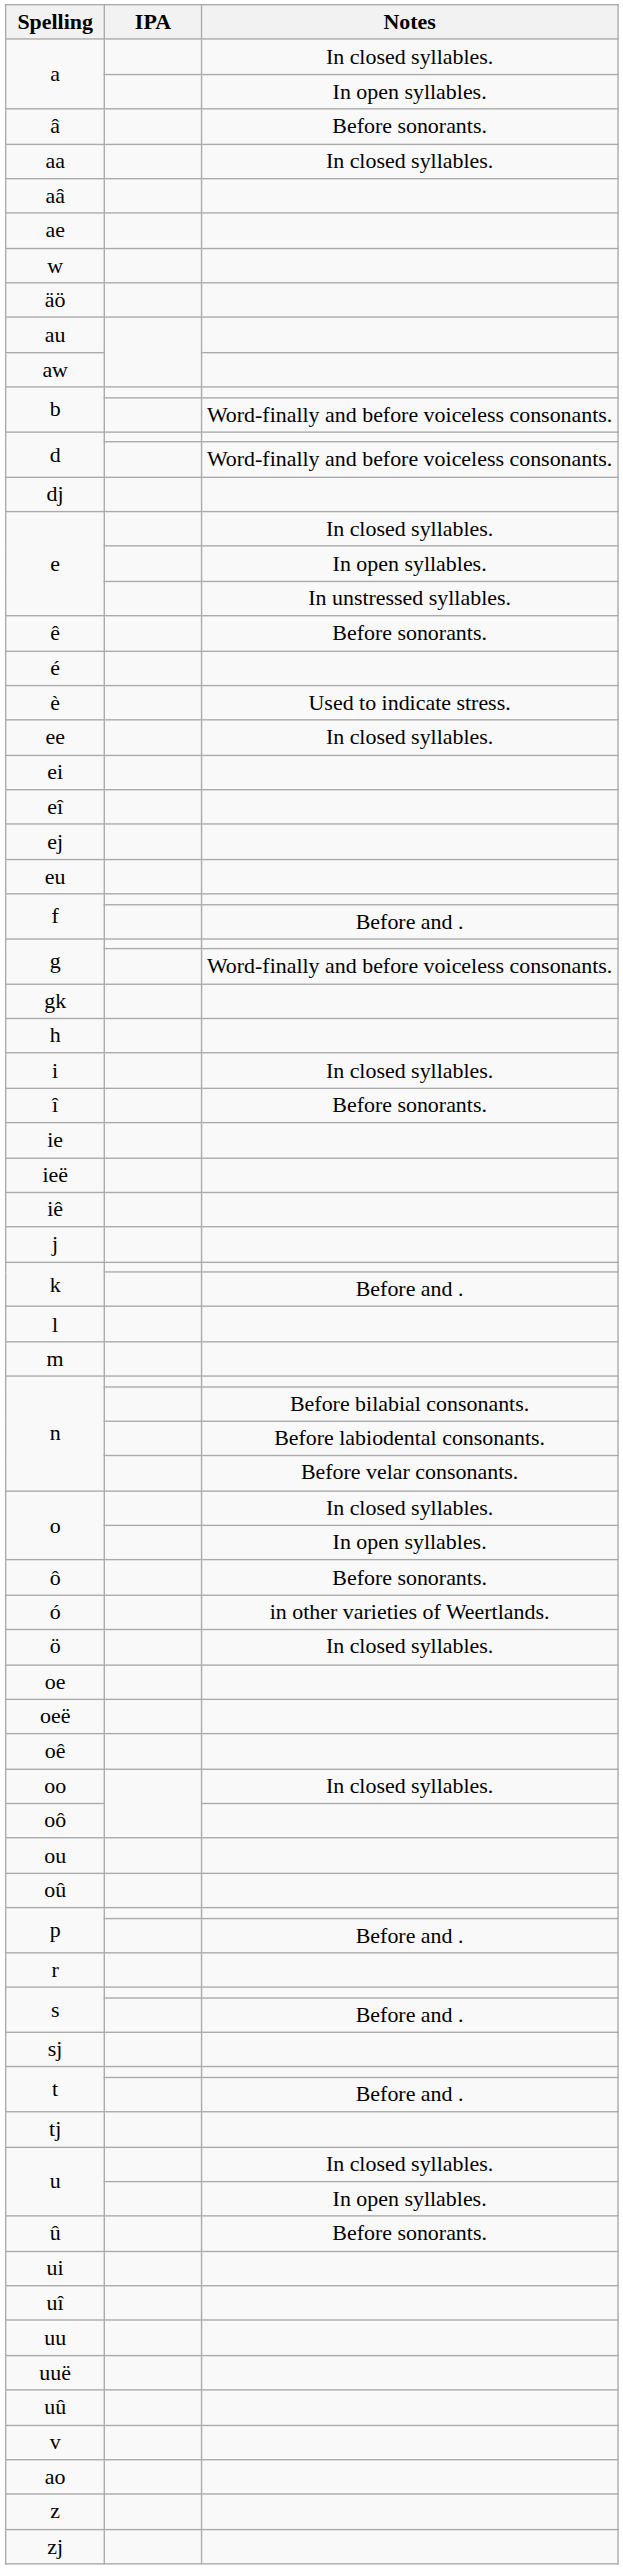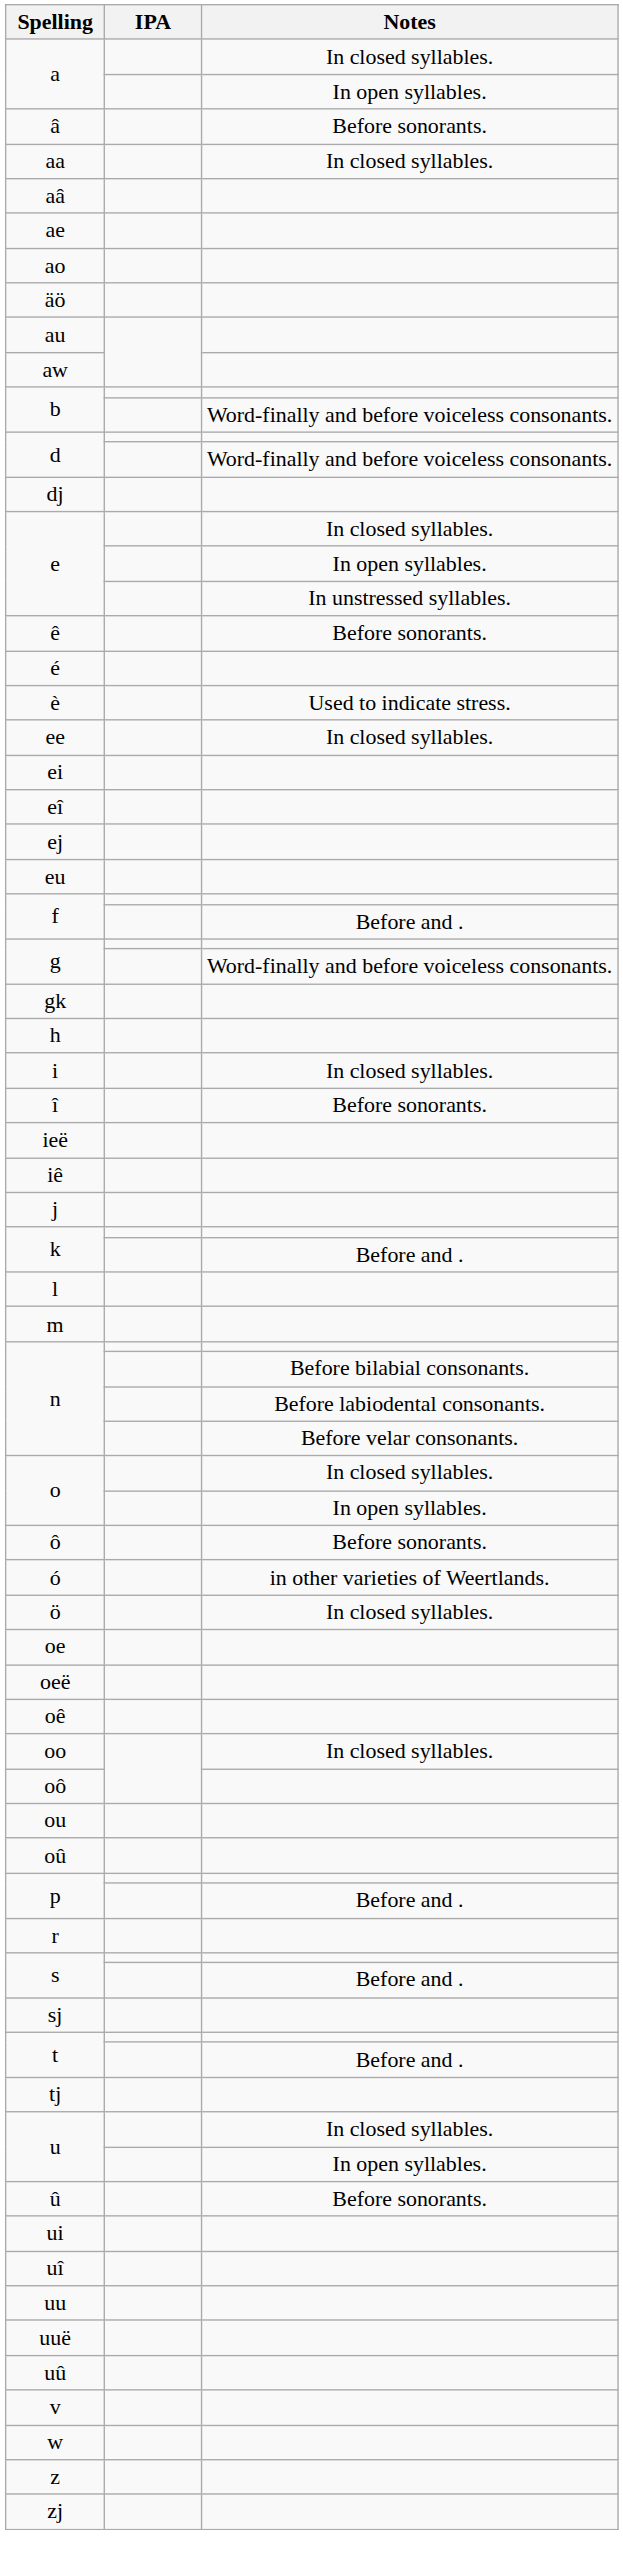rows swapped: (55, 2476) <-> (55, 265)
- row: (55, 1139)
